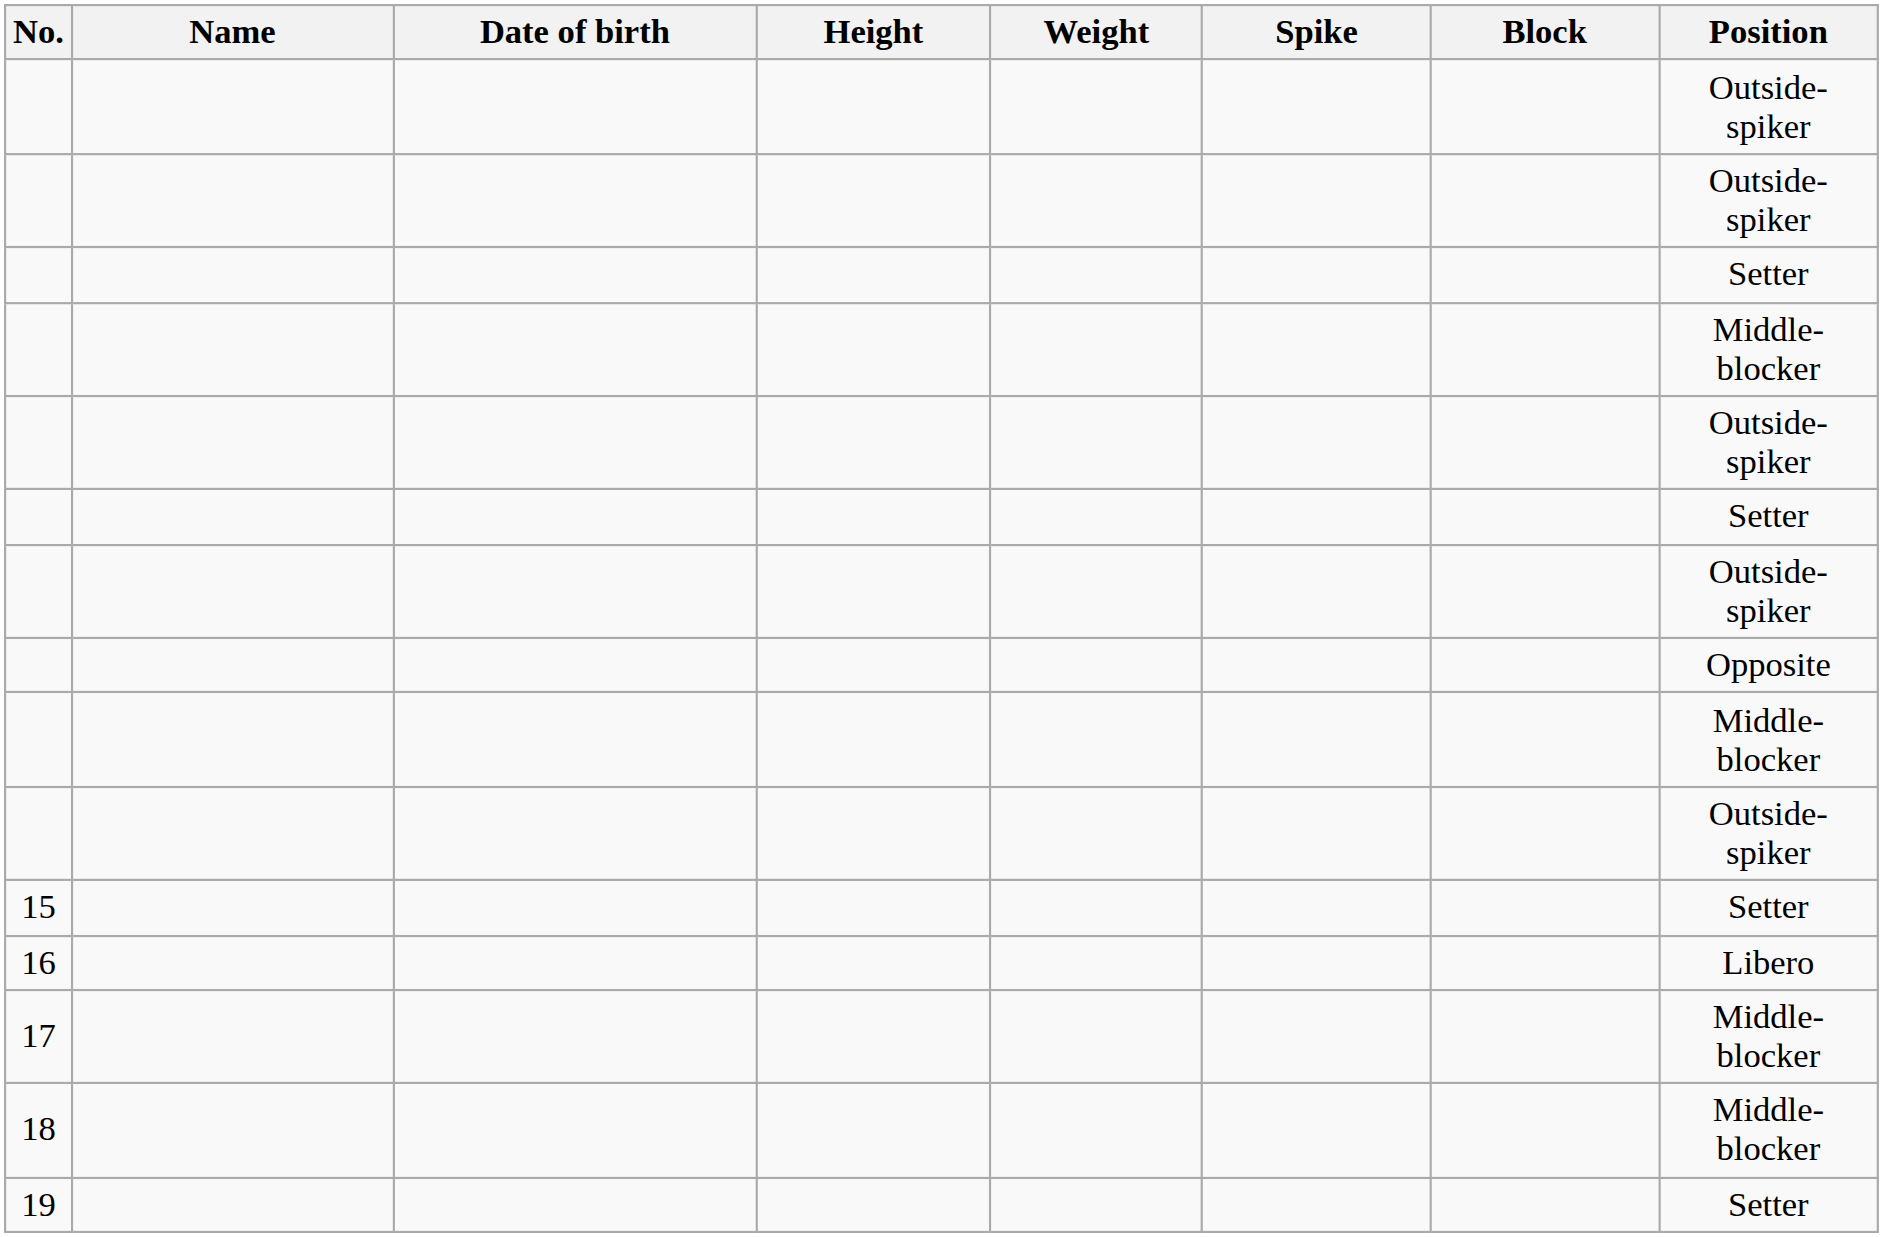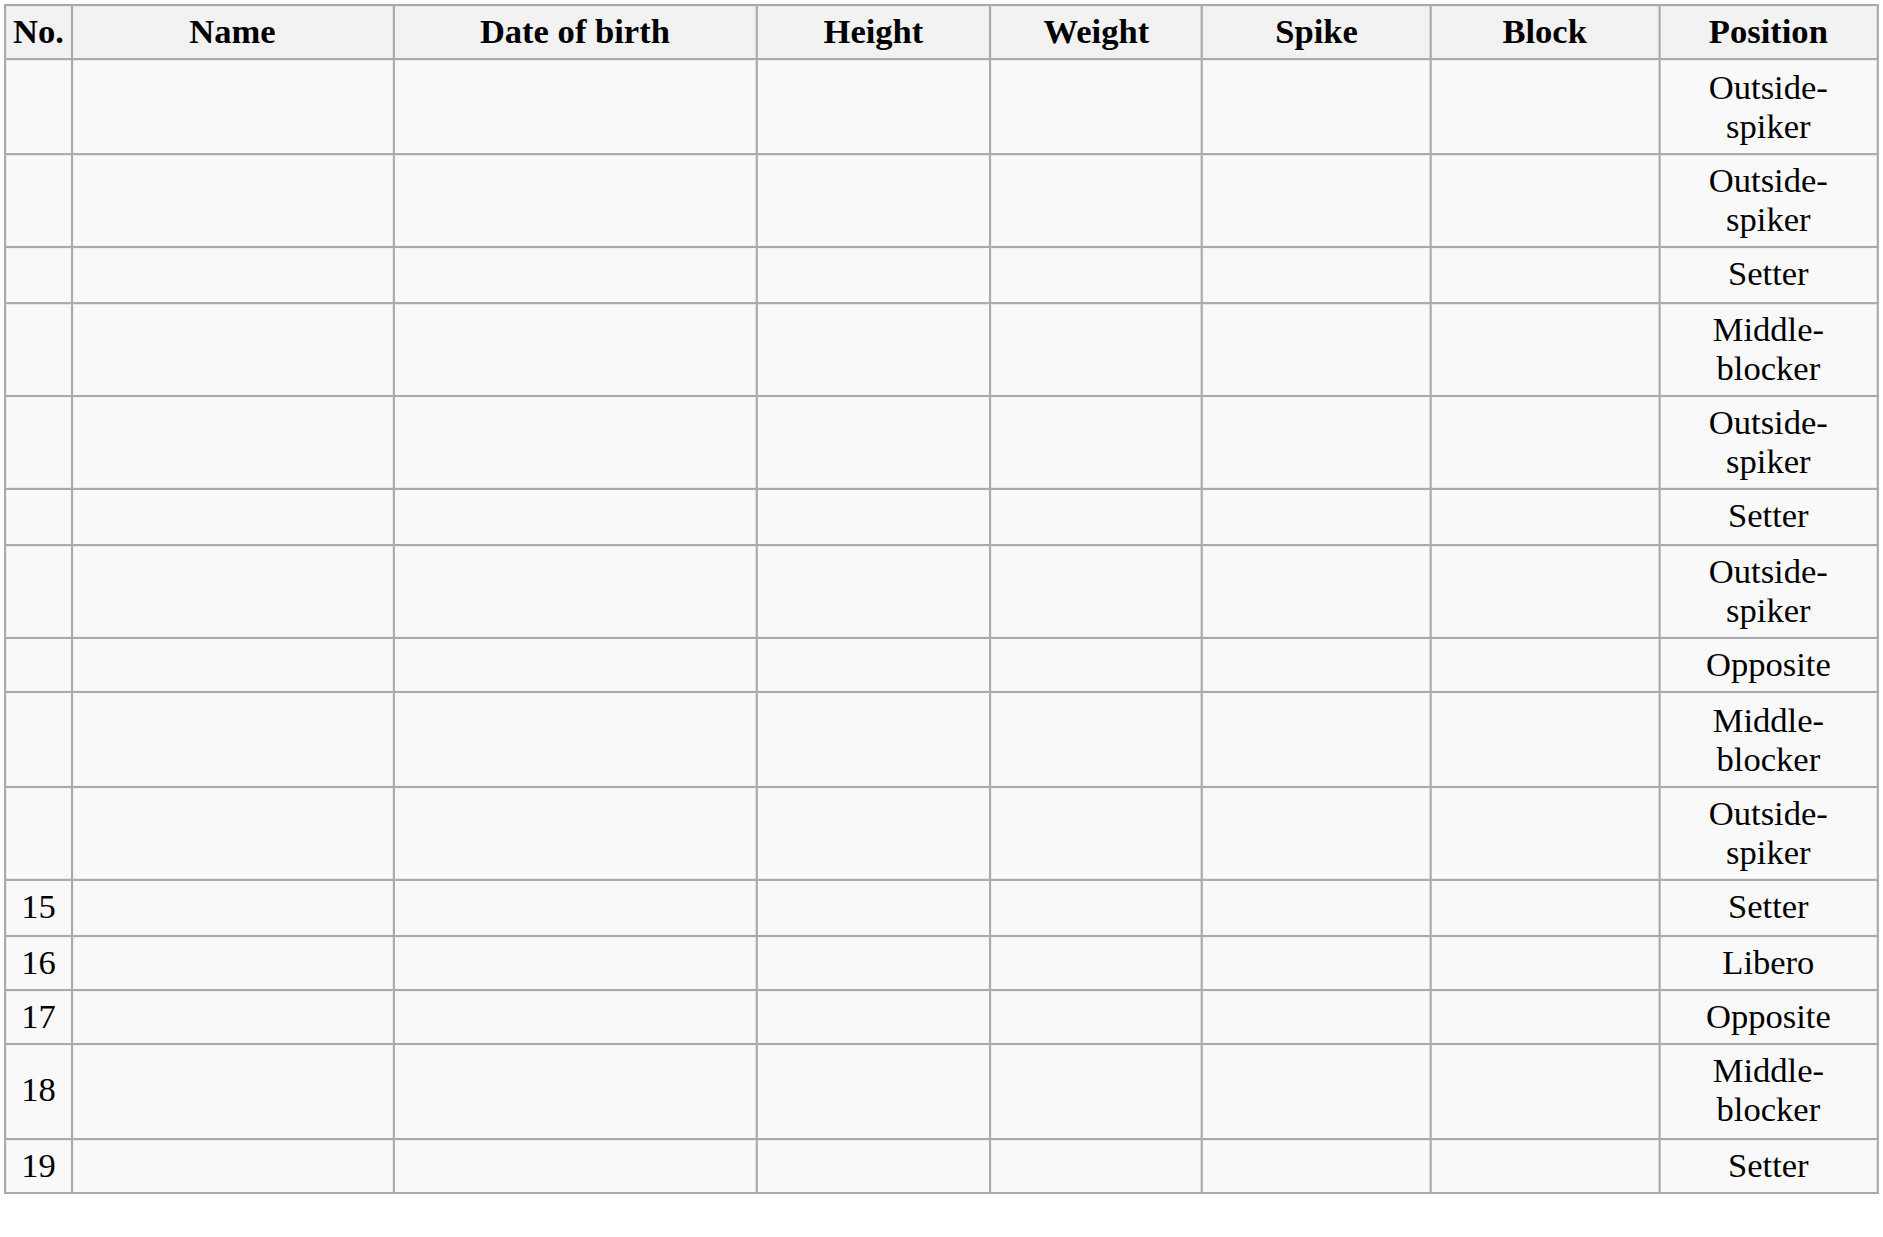(1768, 1036) Middle-blocker -> (1768, 1016) Opposite
